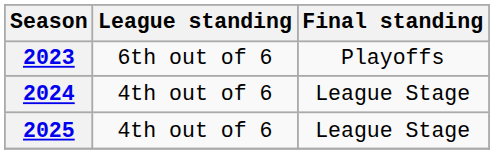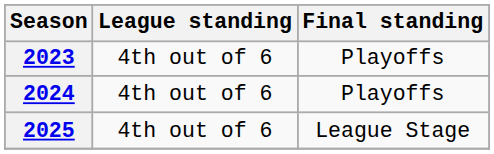(195, 59) 6th out of 6 -> (195, 59) 4th out of 6
(393, 94) League Stage -> (393, 94) Playoffs
